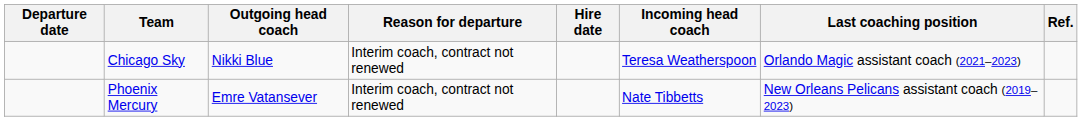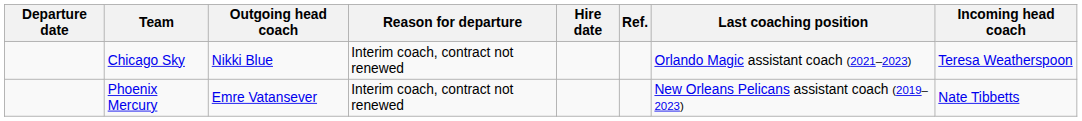columns swapped: (690, 23) <-> (1061, 23)
